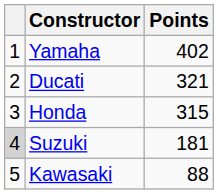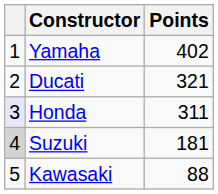(15, 113) no background -> (15, 113) lavender background
(192, 113) 315 -> (193, 113) 311
